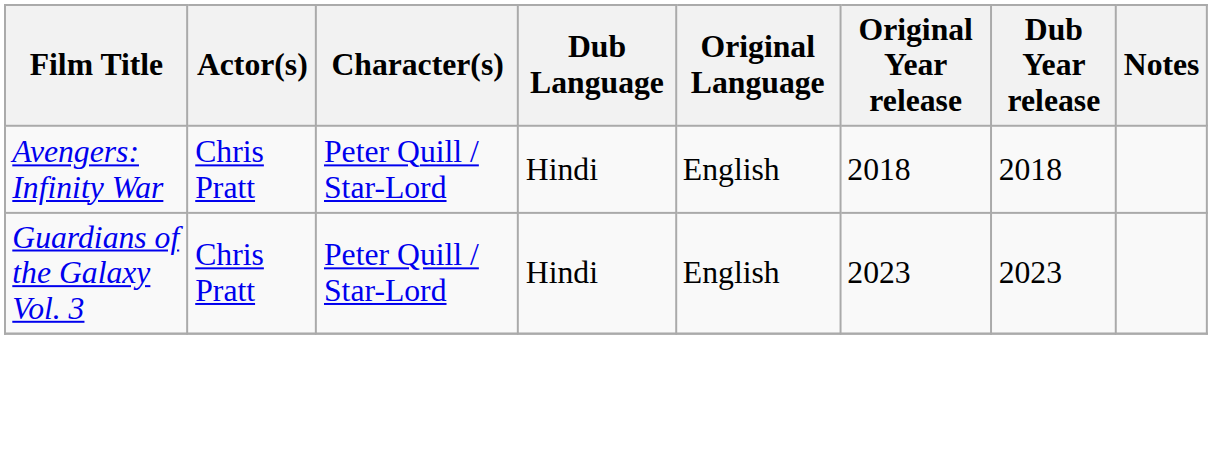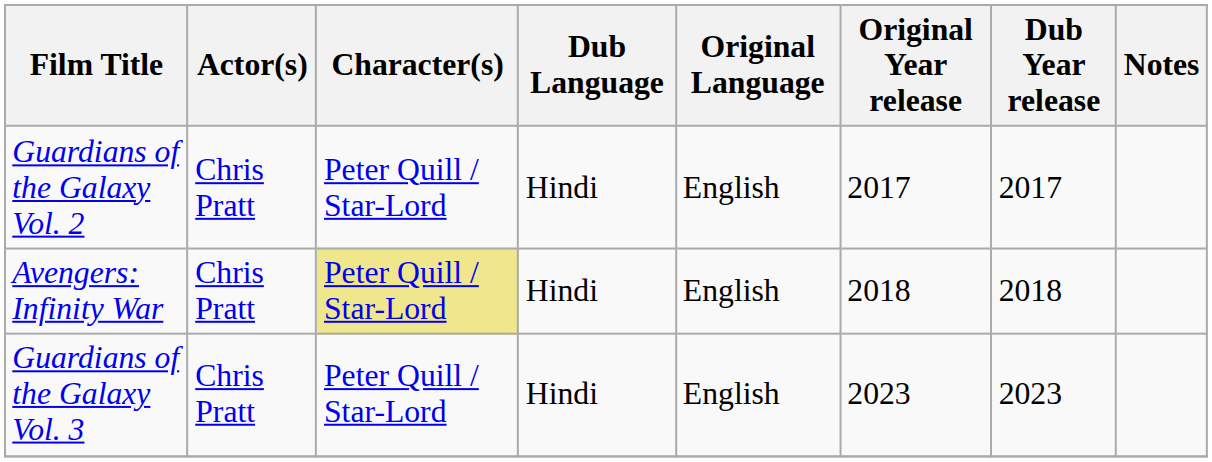+ row: (96, 186)
(401, 168) no background -> (401, 290) khaki background
